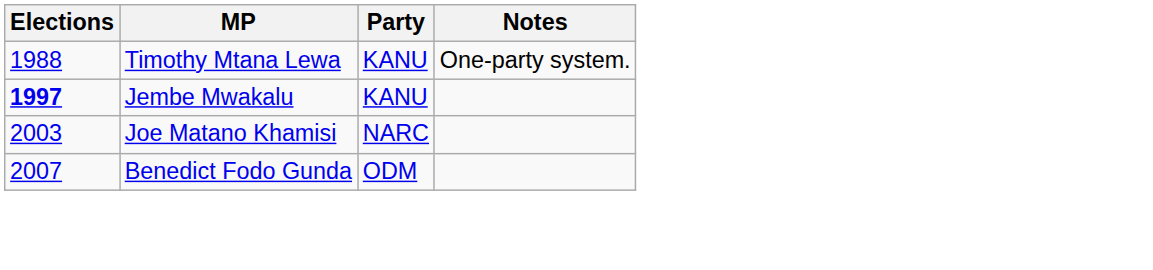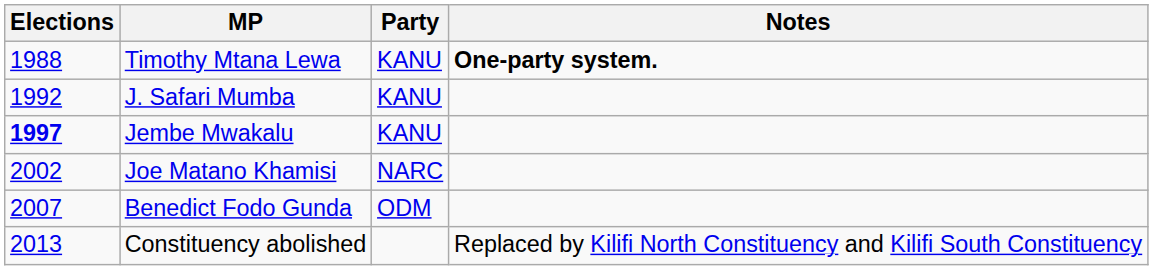(535, 60) normal -> (556, 60) bold
+ row: (210, 97)
(36, 134) 2003 -> (36, 171) 2002
+ row: (246, 245)
